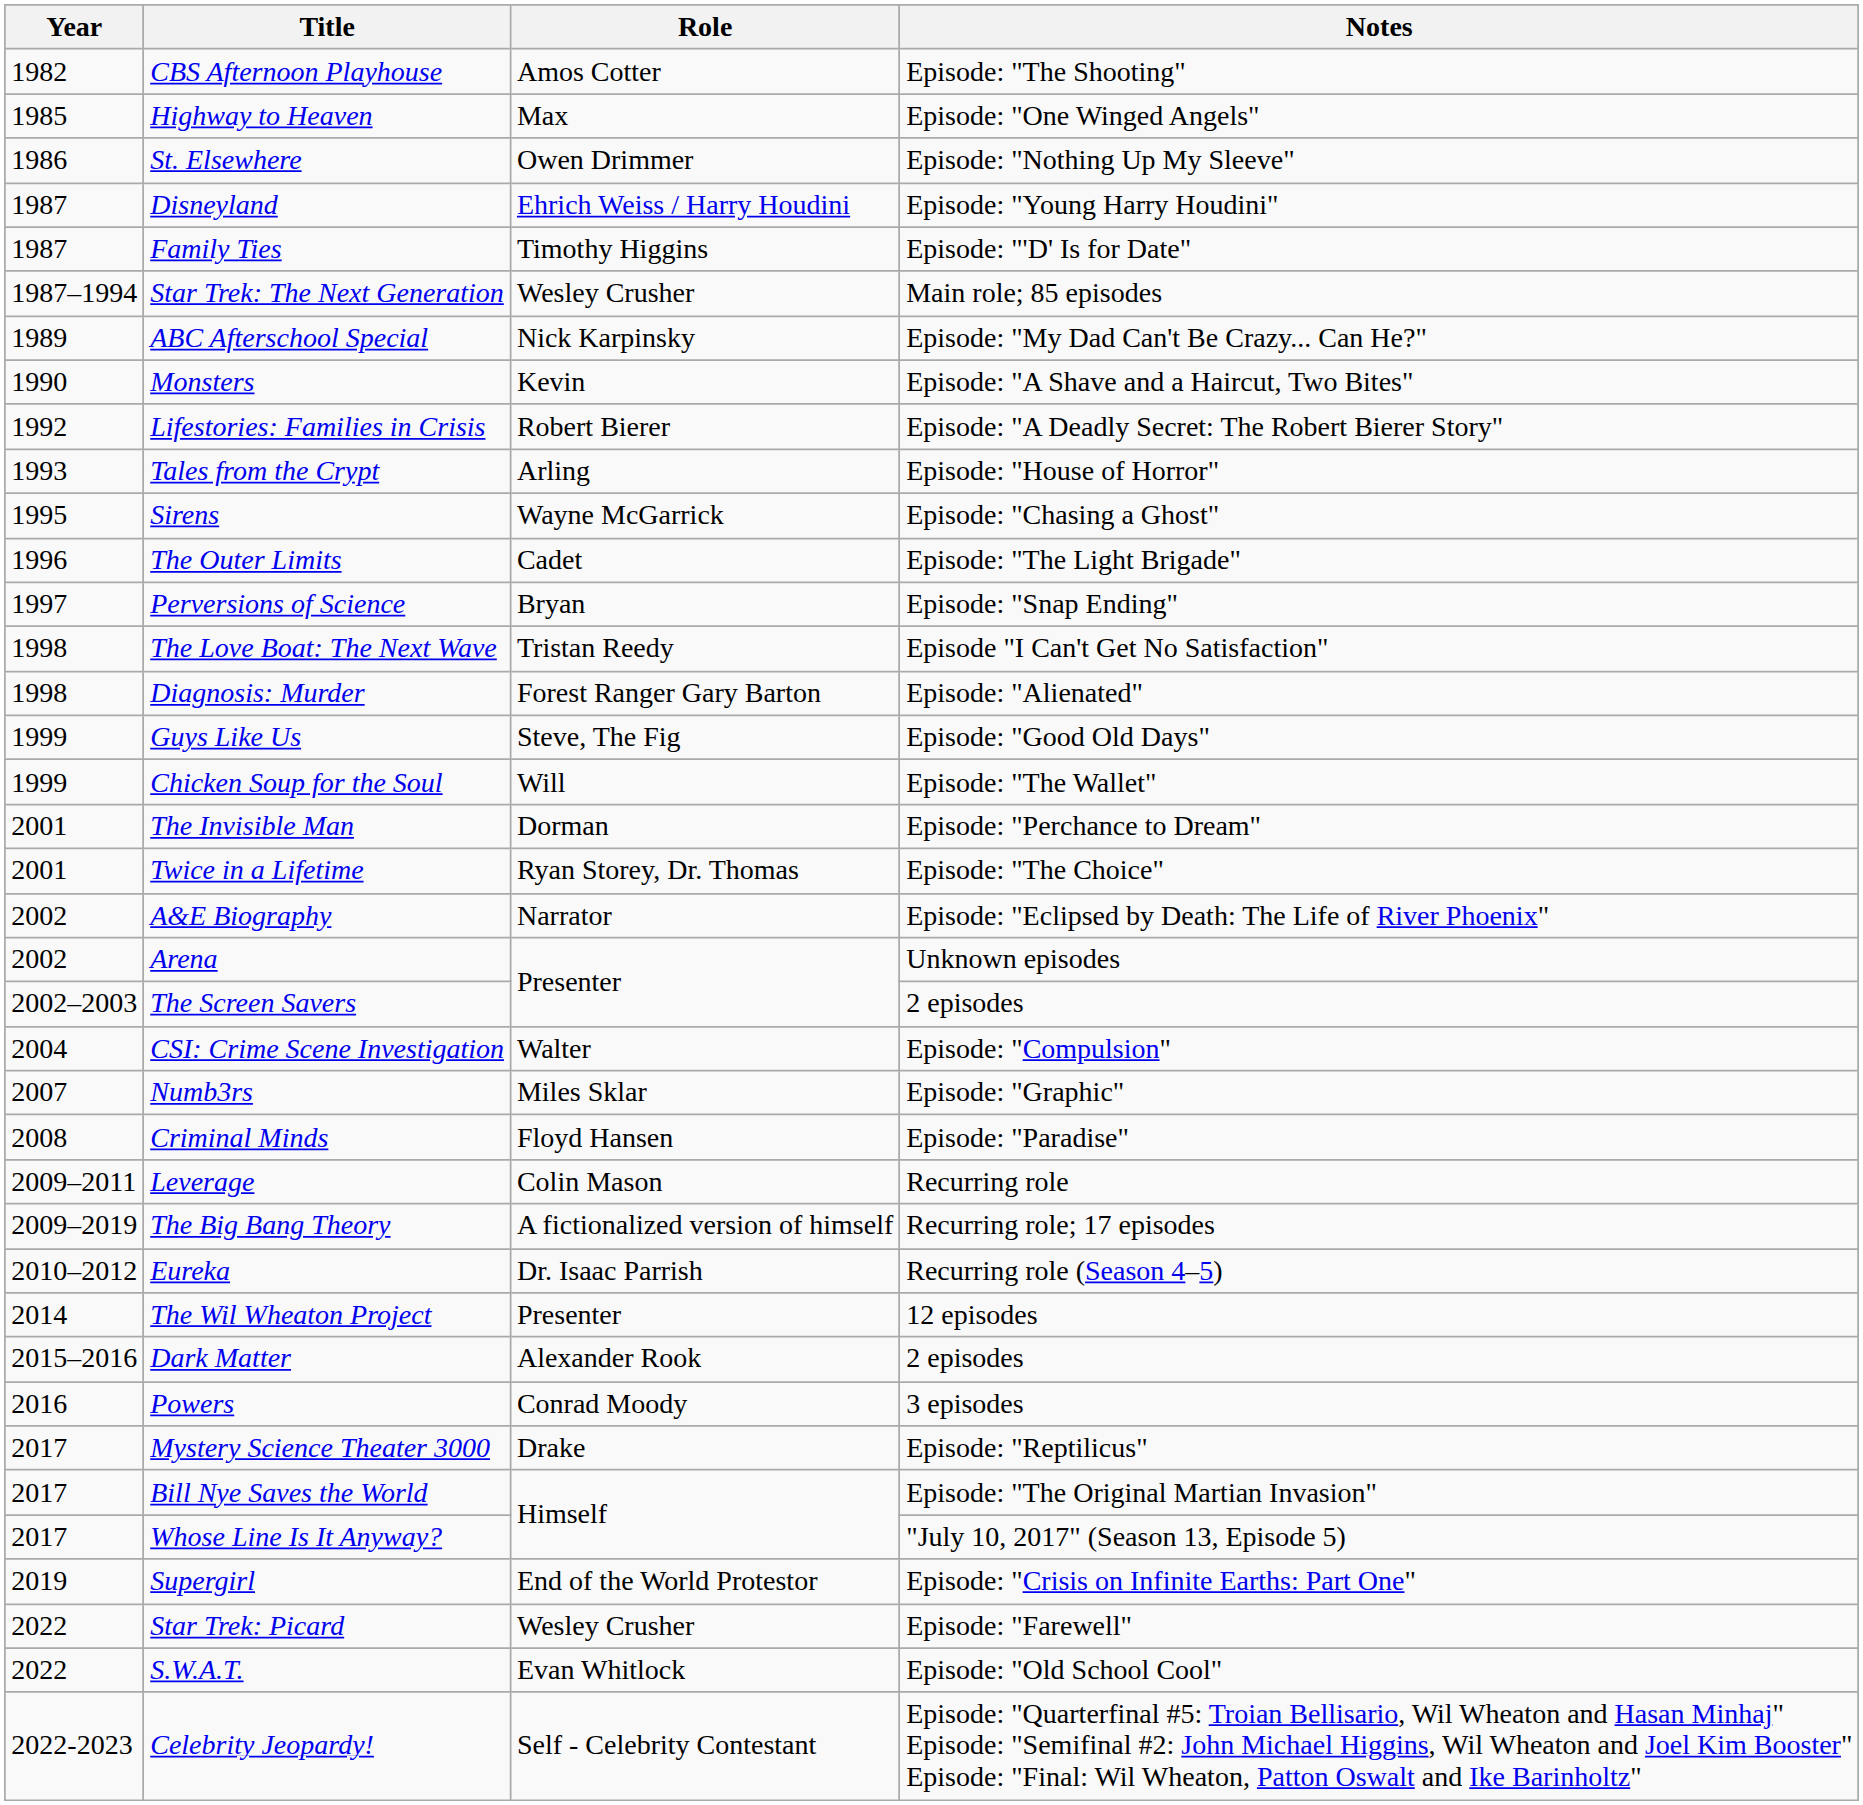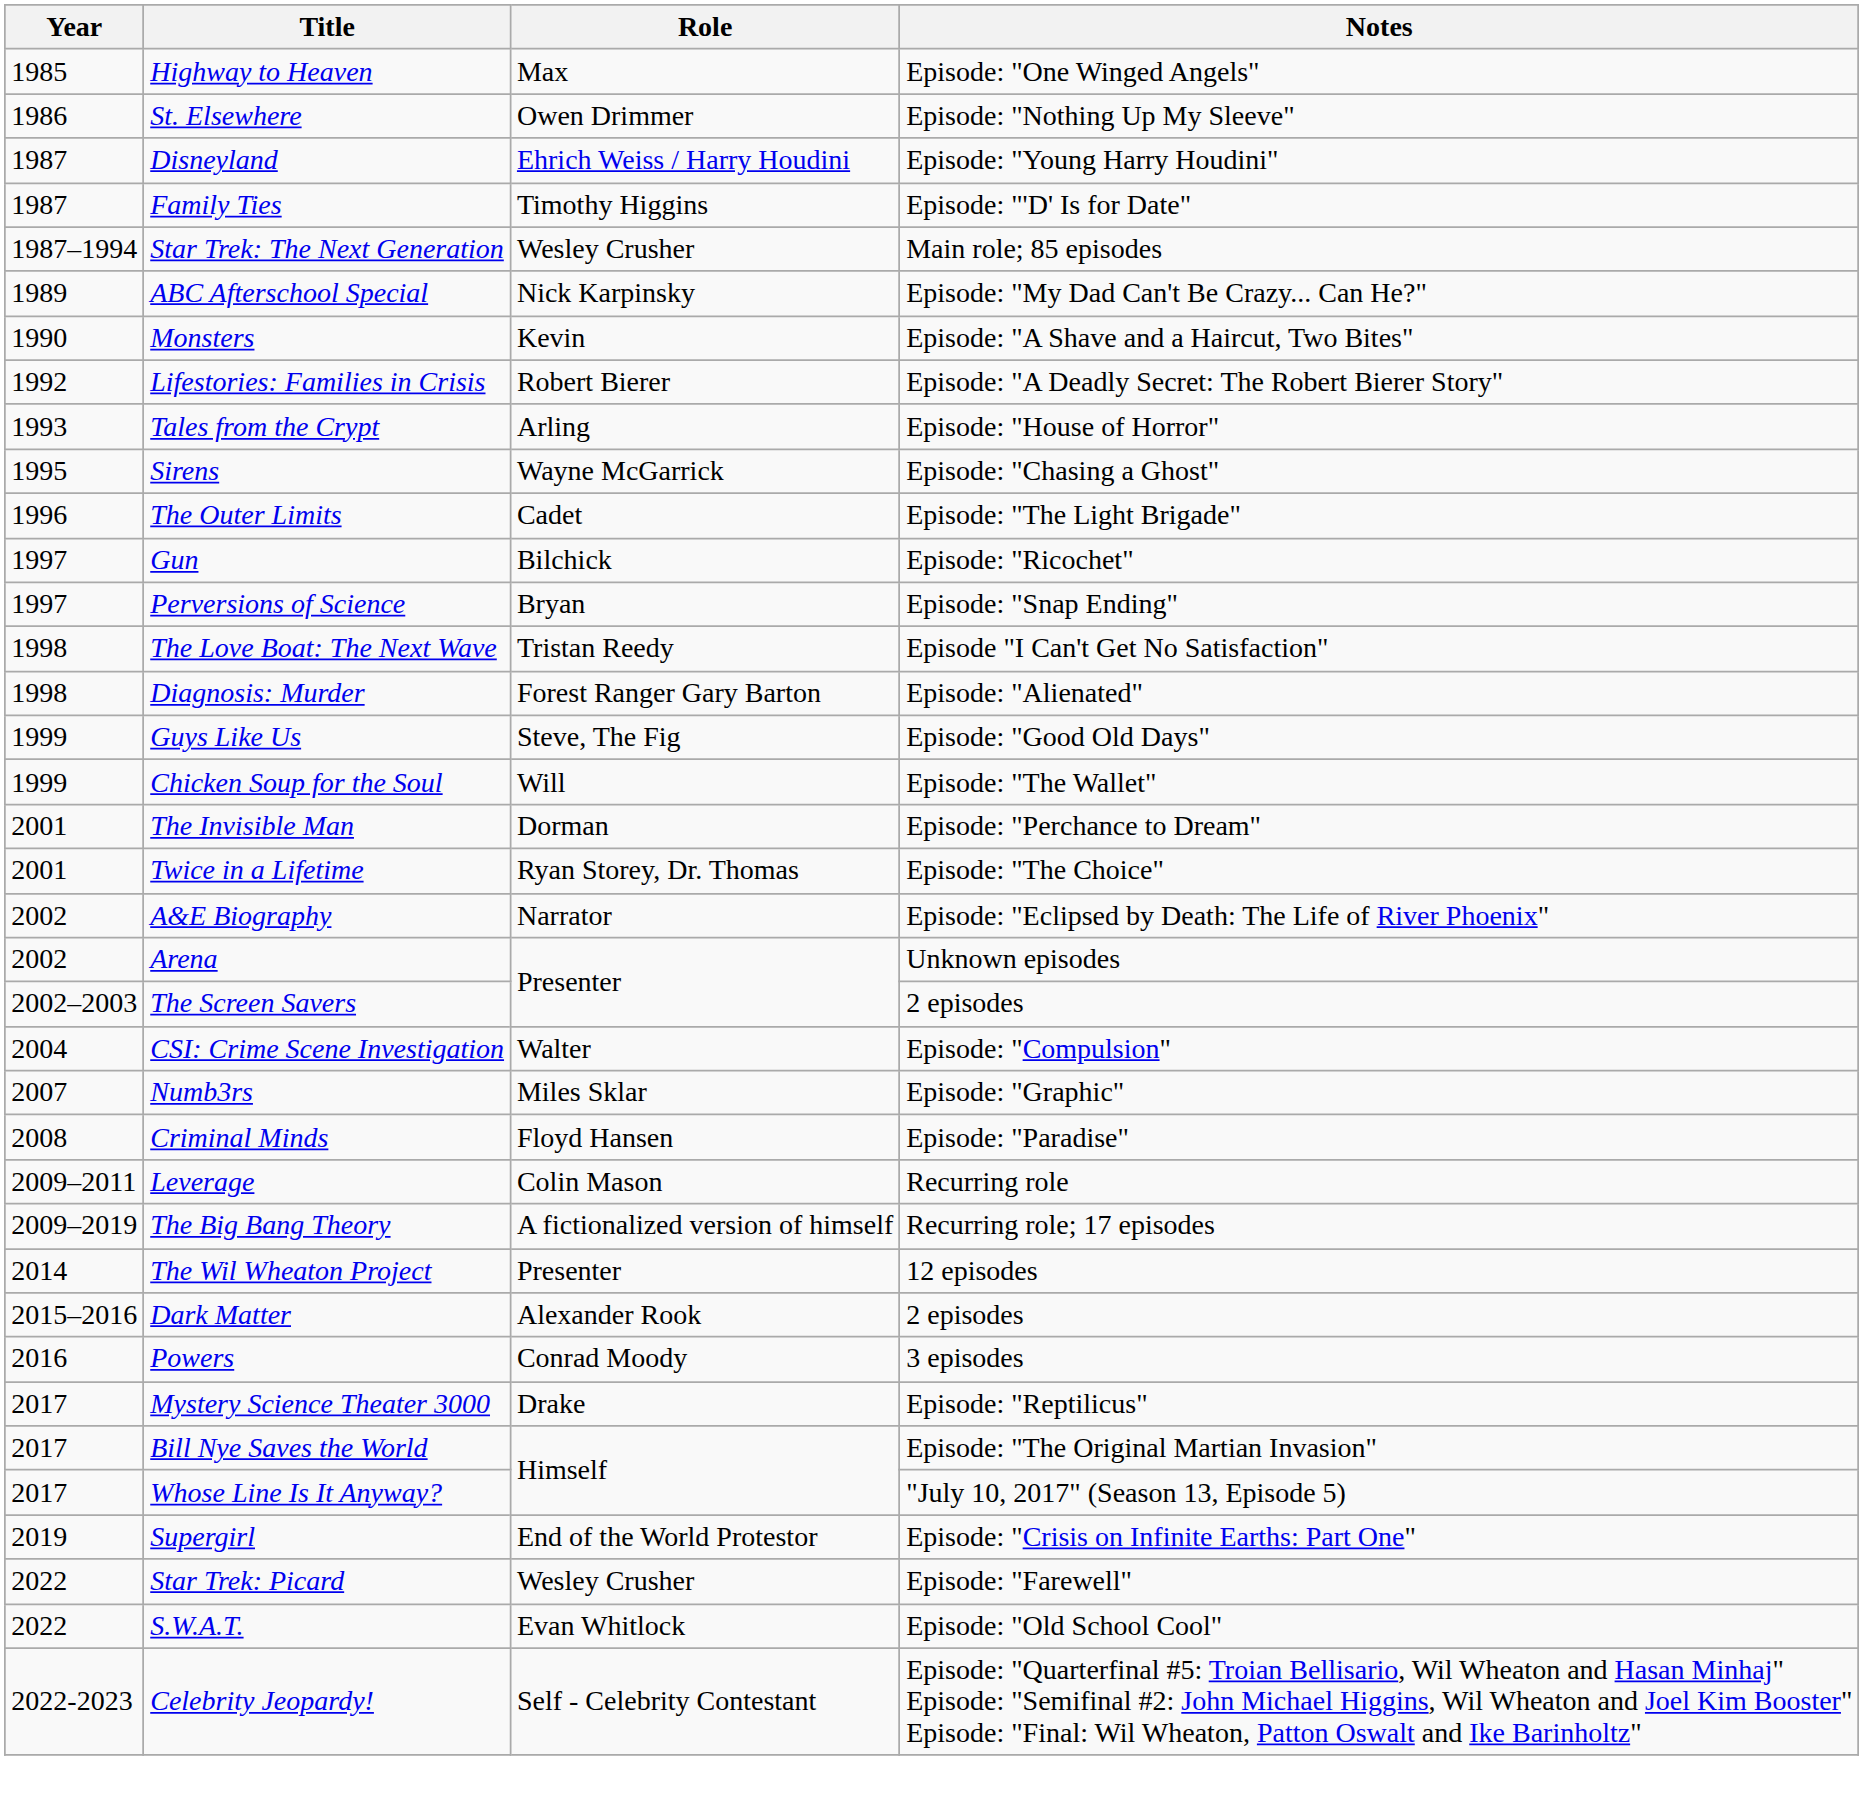- row: (296, 71)
+ row: (174, 559)
- row: (190, 1270)
